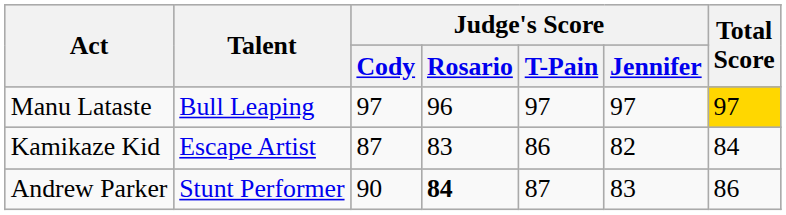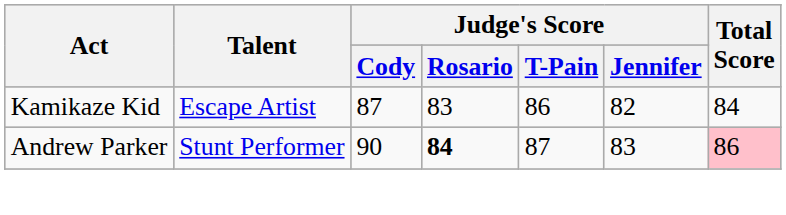- row: (81, 106)
(726, 188) no background -> (726, 147) pink background
